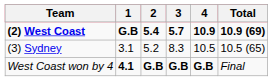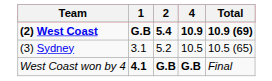- column: (178, 13)
